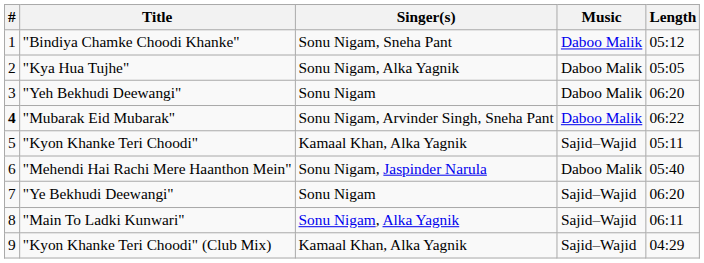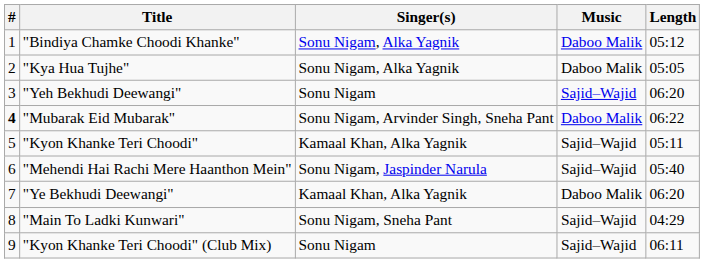(375, 42) Sonu Nigam, Sneha Pant -> (379, 42) Sonu Nigam, Alka Yagnik
(602, 93) Daboo Malik -> (599, 93) Sajid–Wajid
(602, 169) Daboo Malik -> (599, 169) Sajid–Wajid
(337, 194) Sonu Nigam -> (383, 194) Kamaal Khan, Alka Yagnik
(599, 194) Sajid–Wajid -> (602, 194) Daboo Malik
(379, 219) Sonu Nigam, Alka Yagnik -> (375, 219) Sonu Nigam, Sneha Pant
(667, 219) 06:11 -> (667, 219) 04:29
(383, 245) Kamaal Khan, Alka Yagnik -> (337, 245) Sonu Nigam
(667, 245) 04:29 -> (667, 245) 06:11
